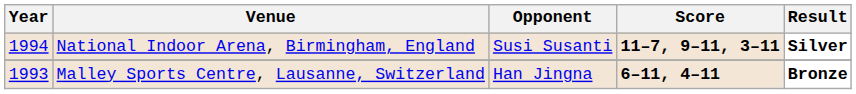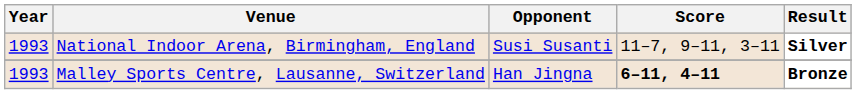(29, 46) 1994 -> (29, 46) 1993
(700, 46) bold -> (700, 46) normal
